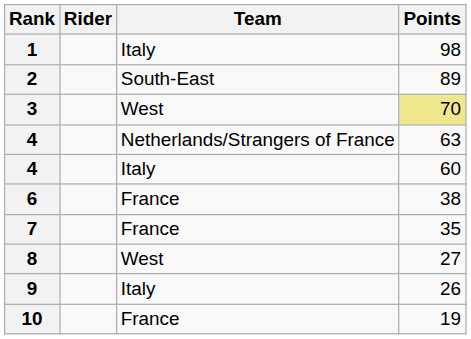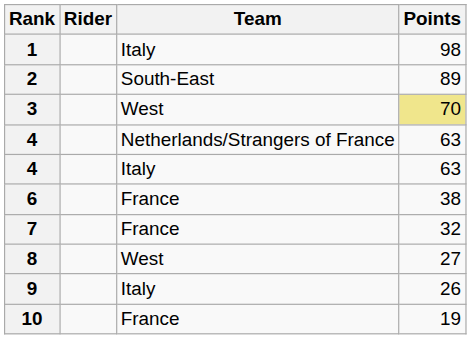(451, 169) 60 -> (451, 169) 63
(451, 229) 35 -> (451, 229) 32
